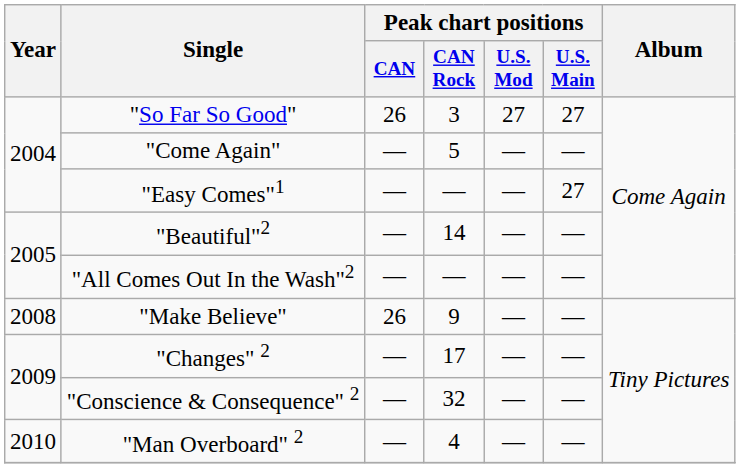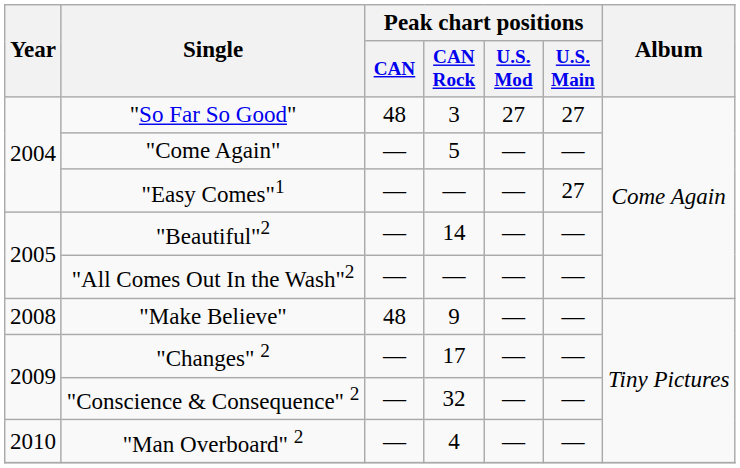(394, 114) 26 -> (394, 114) 48
(394, 315) 26 -> (394, 315) 48
